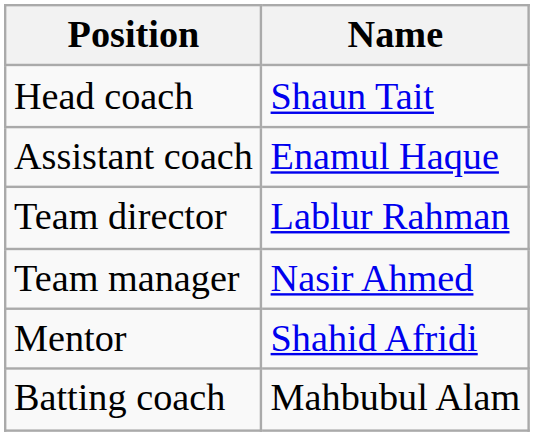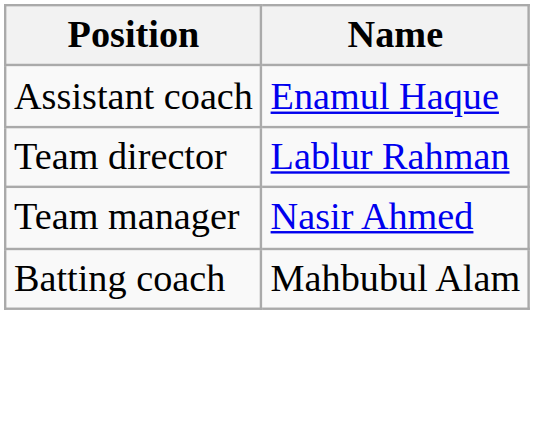- row: (104, 95)
- row: (70, 338)
